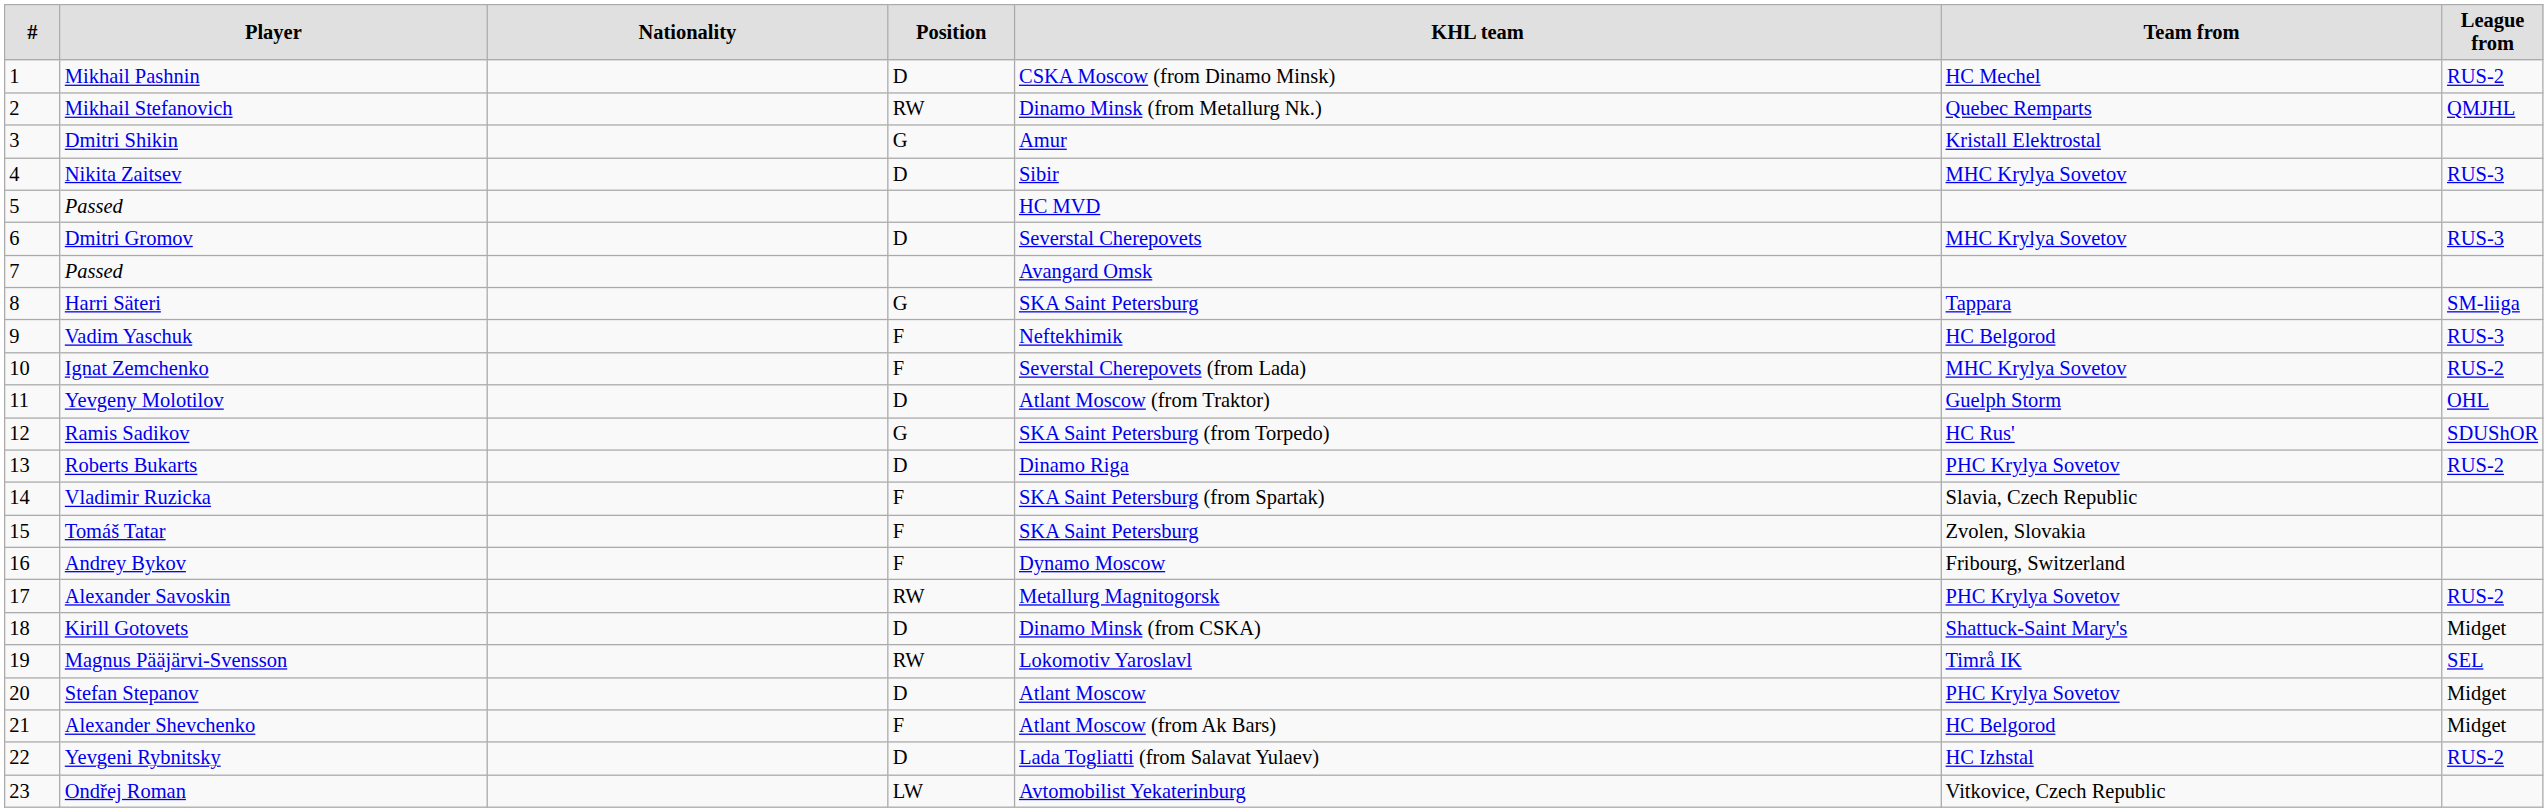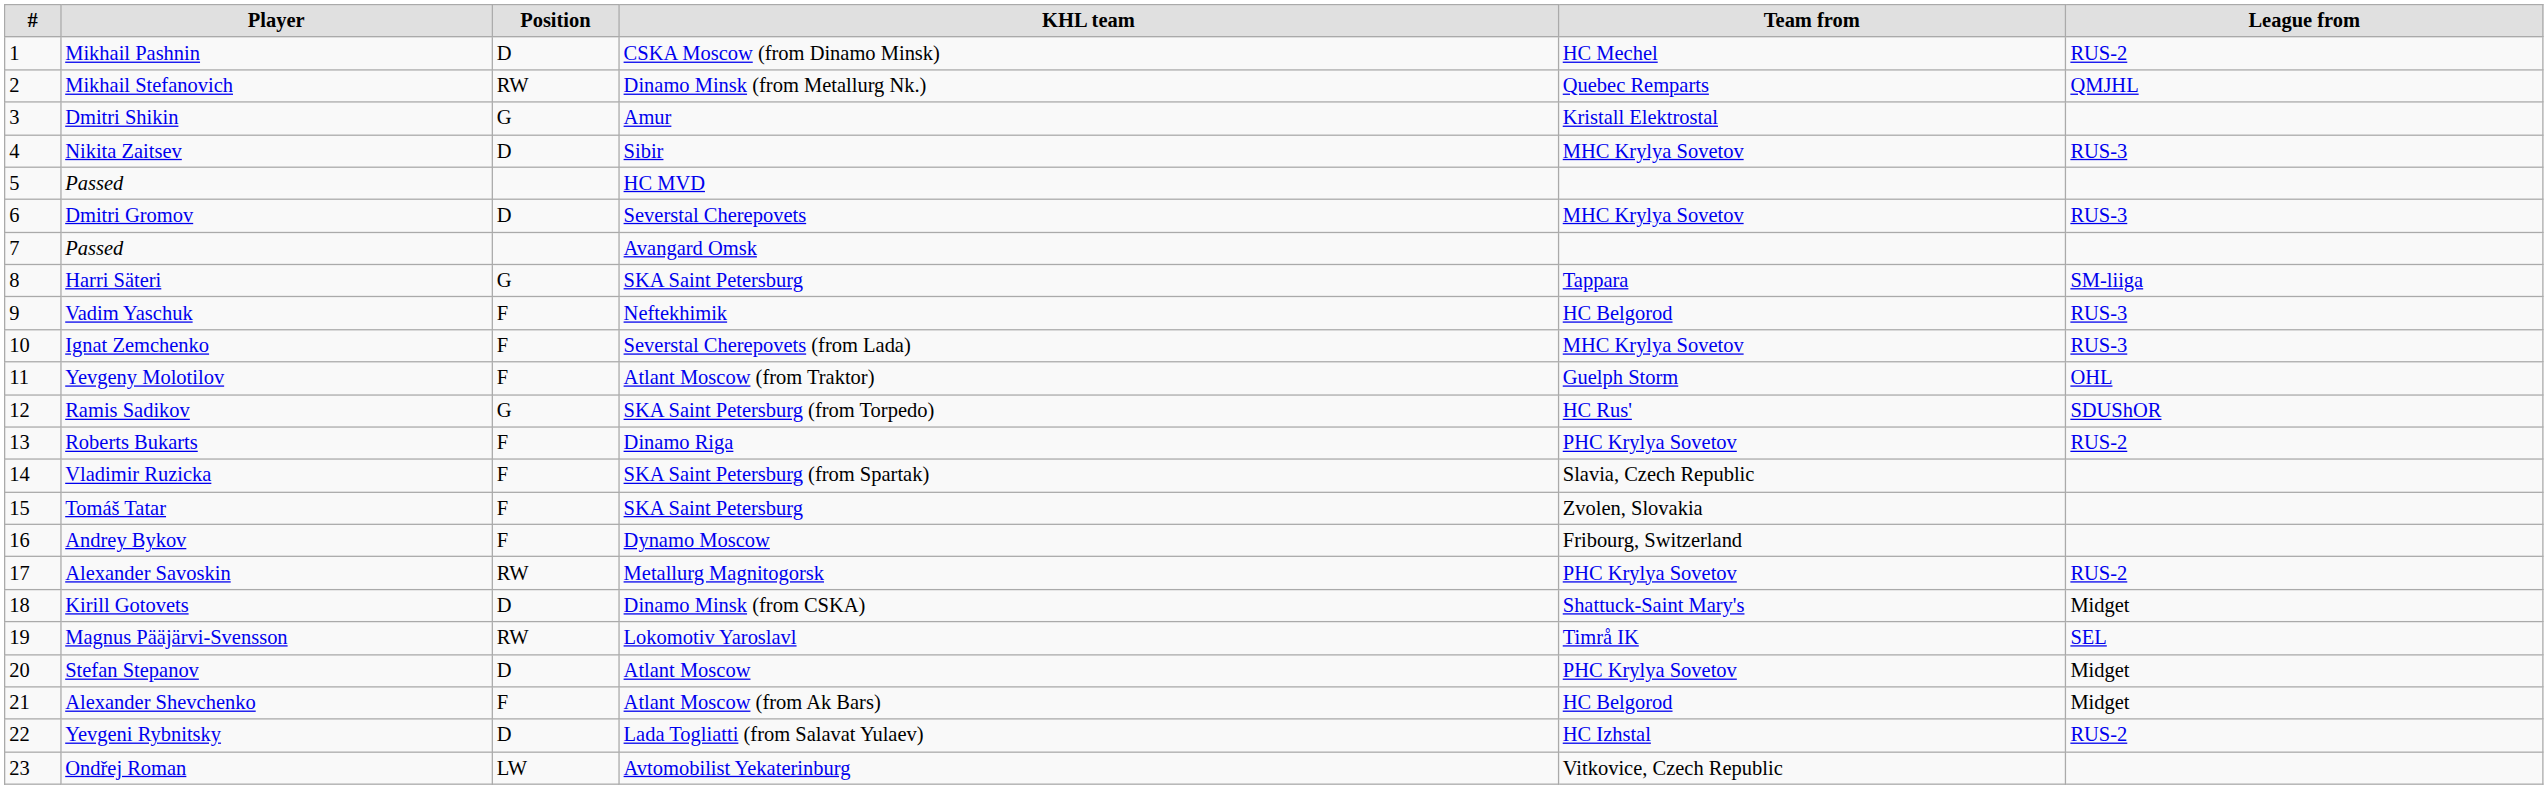- column: (687, 32)
(2475, 368) RUS-2 -> (2099, 345) RUS-3
(900, 401) D -> (502, 378) F
(900, 466) D -> (502, 442) F
